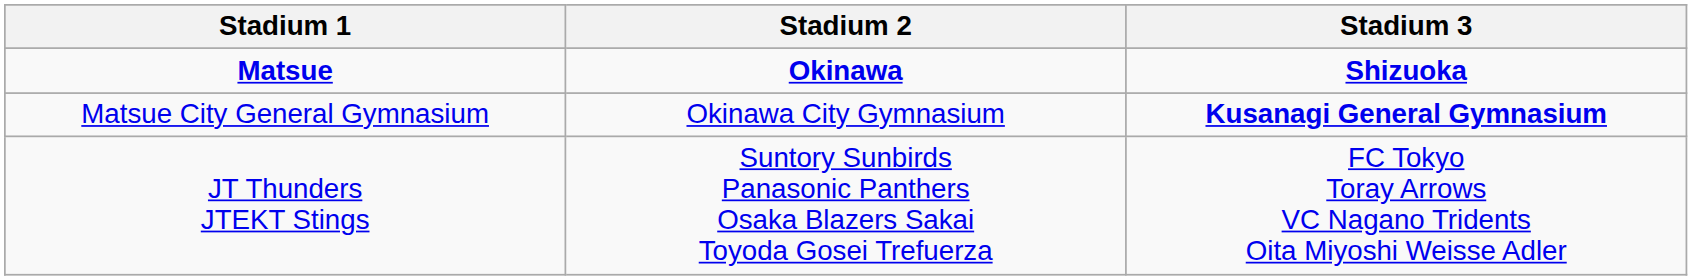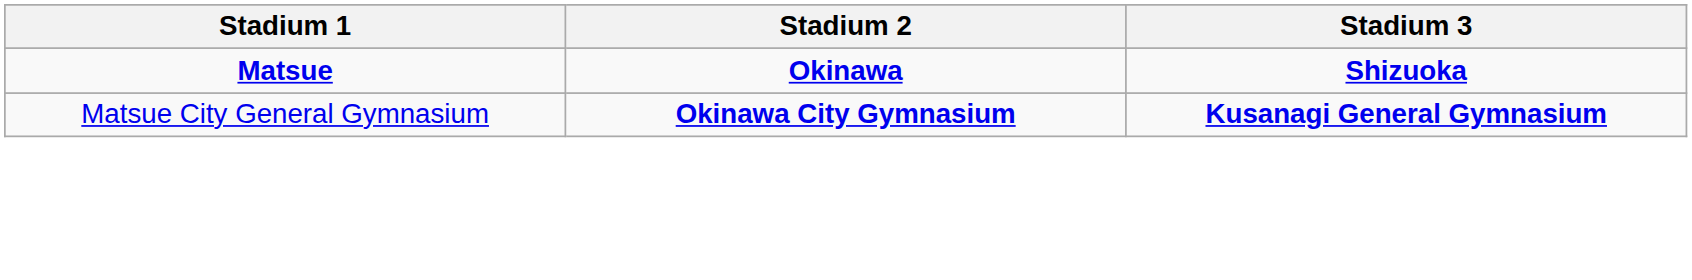(846, 114) normal -> (846, 114) bold
- row: (285, 204)
